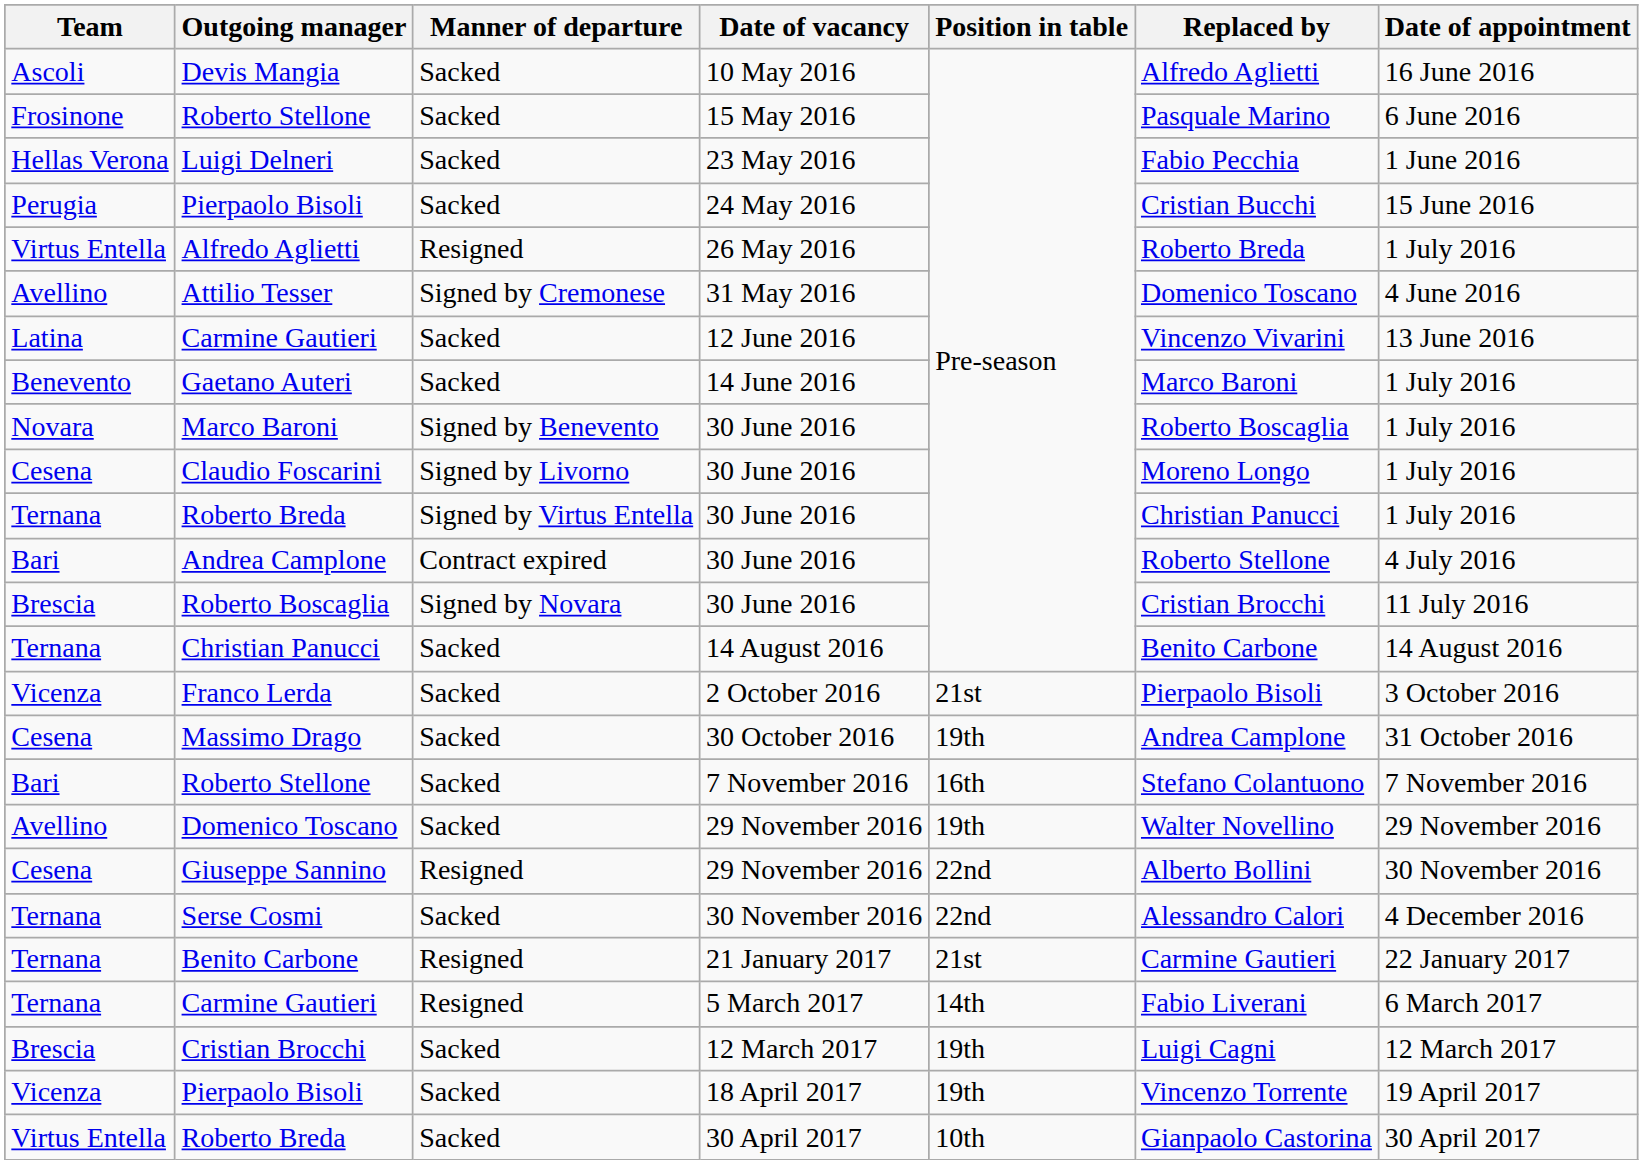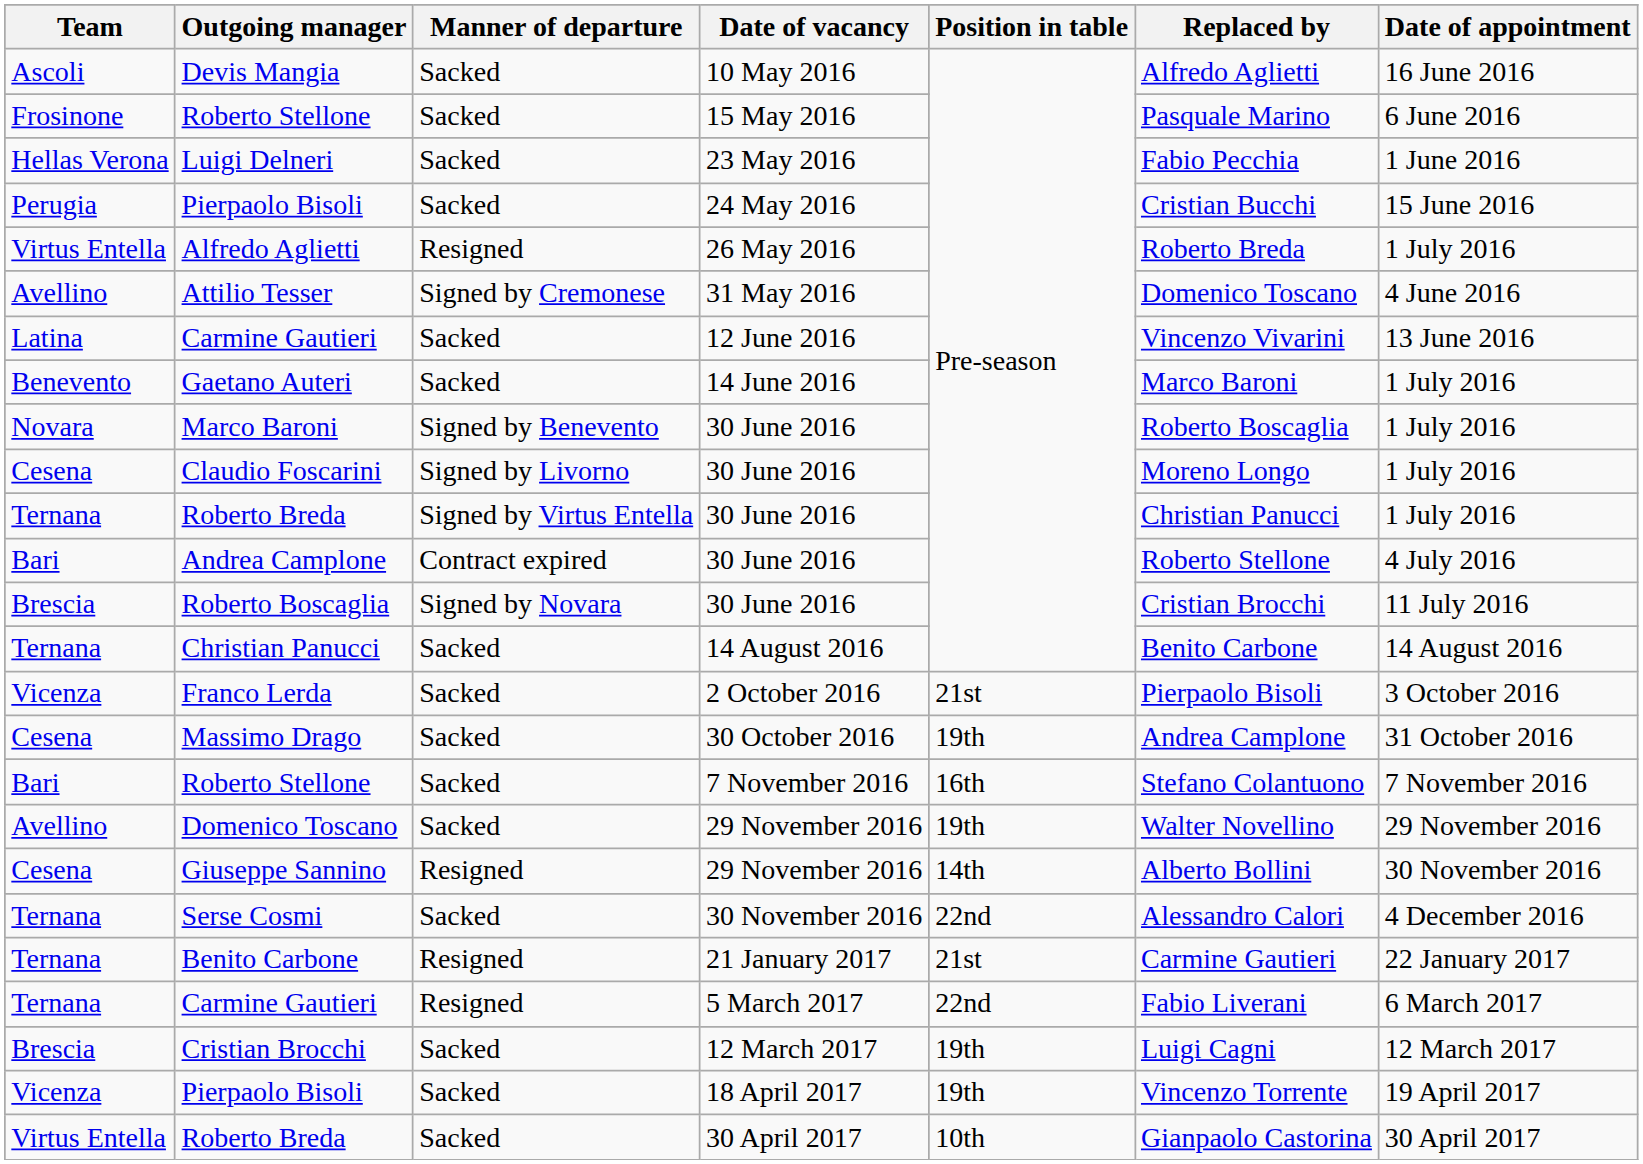(963, 870) 22nd -> (960, 870) 14th
(960, 1003) 14th -> (963, 1003) 22nd
